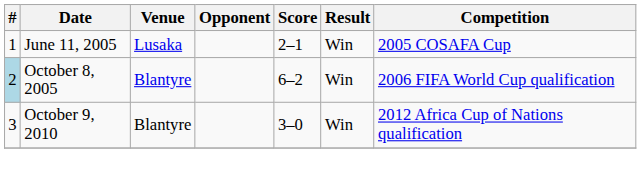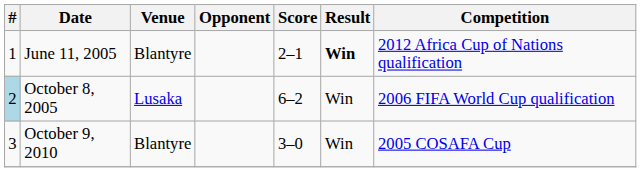(158, 44) Lusaka -> (163, 53) Blantyre
(339, 44) normal -> (340, 53) bold
(444, 44) 2005 COSAFA Cup -> (470, 53) 2012 Africa Cup of Nations qualification
(163, 79) Blantyre -> (158, 98) Lusaka
(470, 124) 2012 Africa Cup of Nations qualification -> (444, 143) 2005 COSAFA Cup
